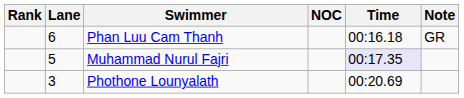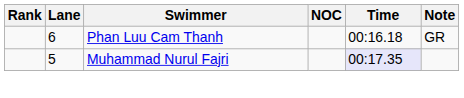- row: (153, 81)
